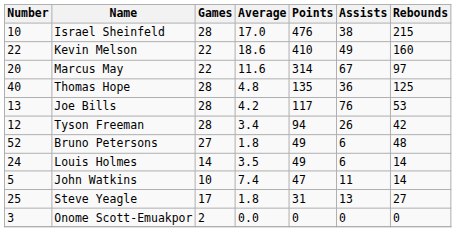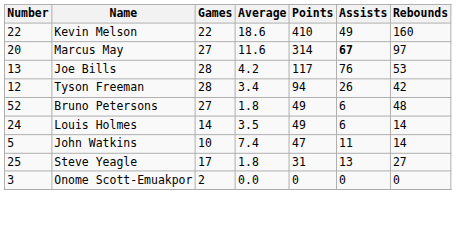- row: (110, 33)
(205, 70) 22 -> (205, 51) 27
(346, 70) normal -> (346, 51) bold
- row: (92, 88)
